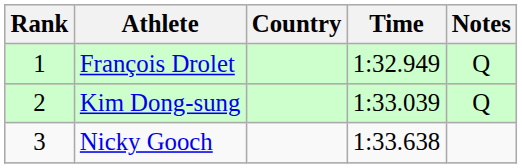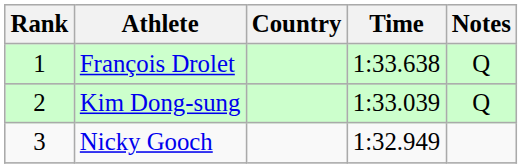(397, 63) 1:32.949 -> (397, 63) 1:33.638
(397, 142) 1:33.638 -> (397, 142) 1:32.949
